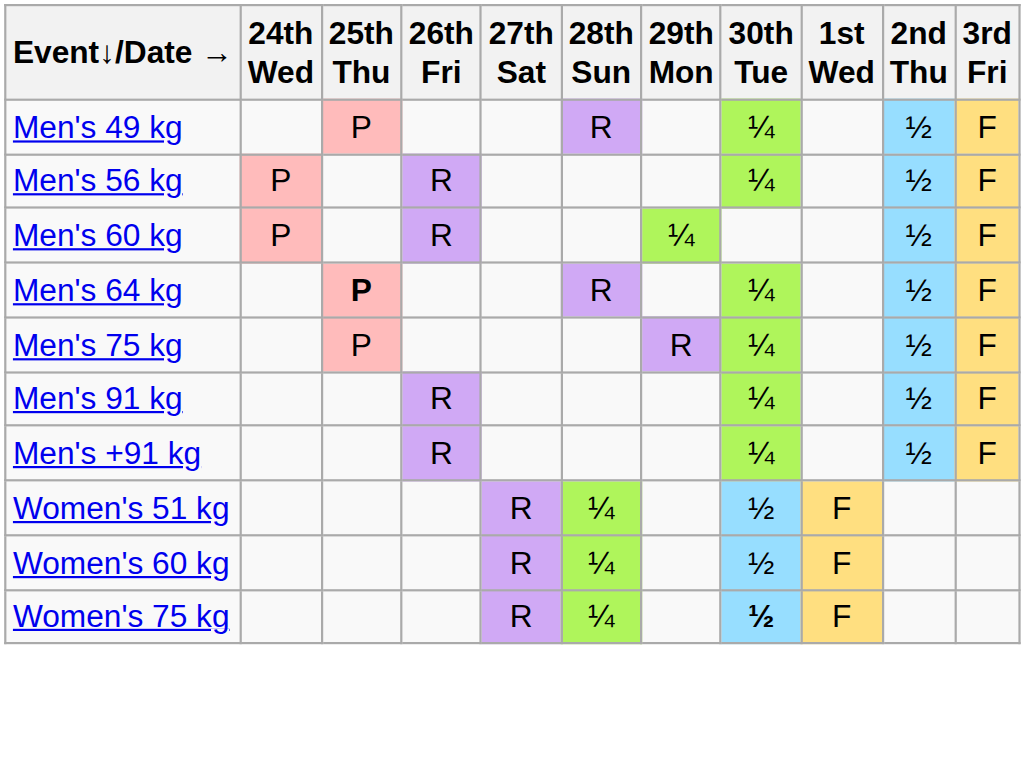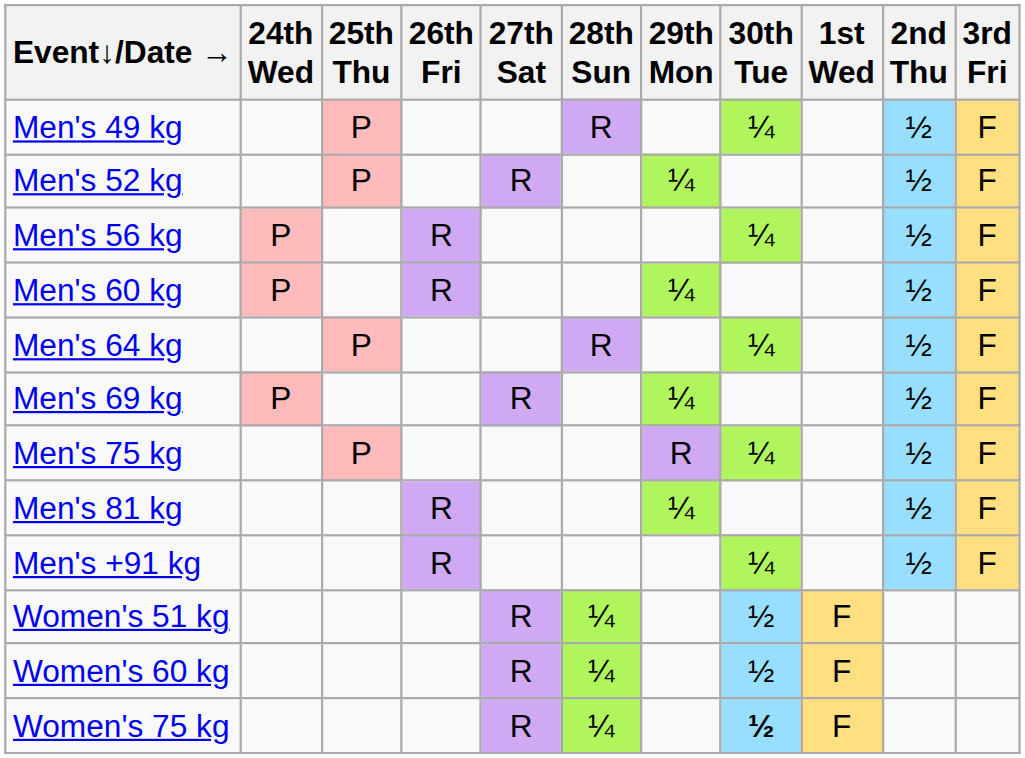+ row: (98, 181)
(361, 290) bold -> (361, 344) normal
+ row: (98, 399)
+ row: (98, 508)
- row: (98, 399)
